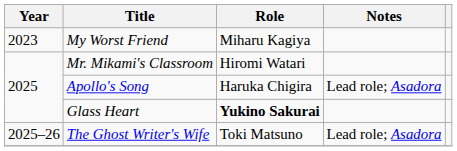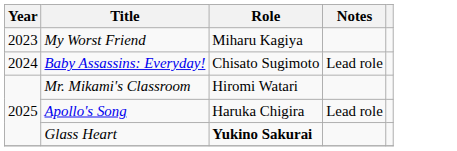+ row: (125, 63)
(384, 87) Lead role; Asadora -> (354, 110) Lead role
- row: (138, 134)
